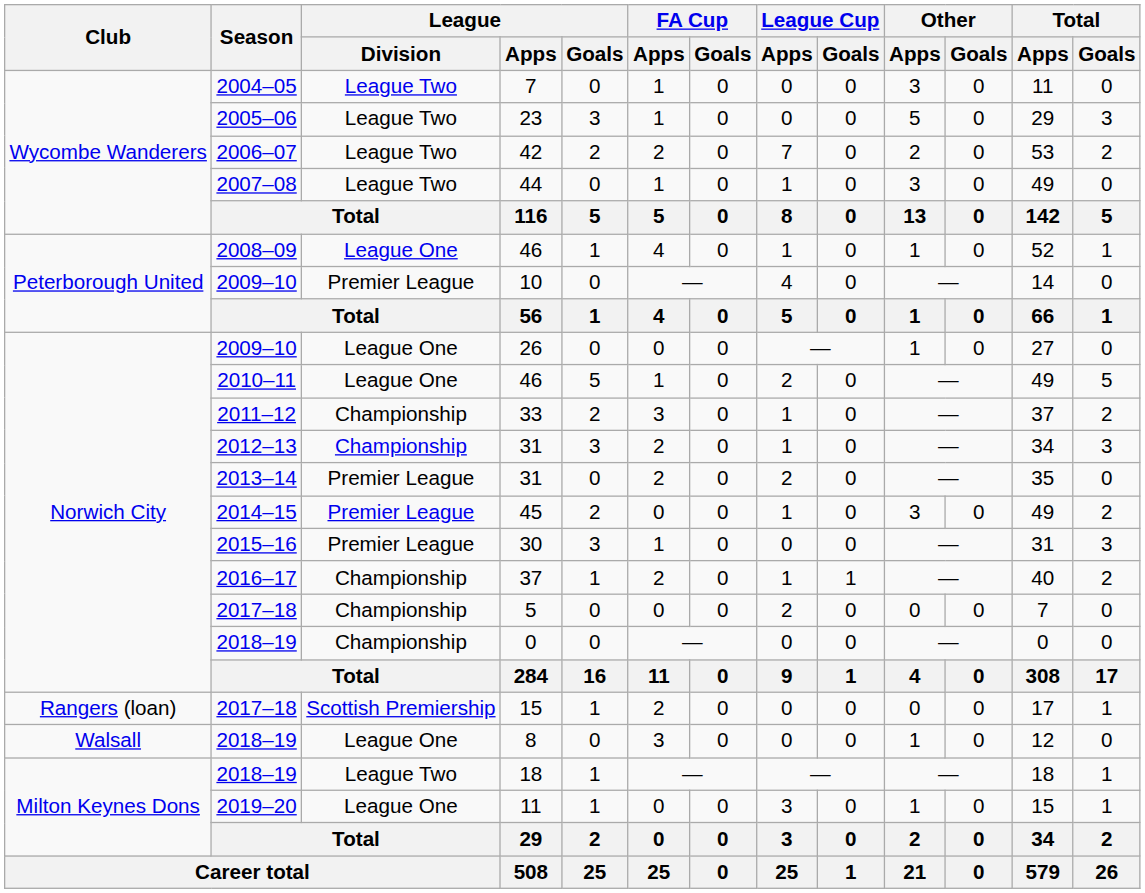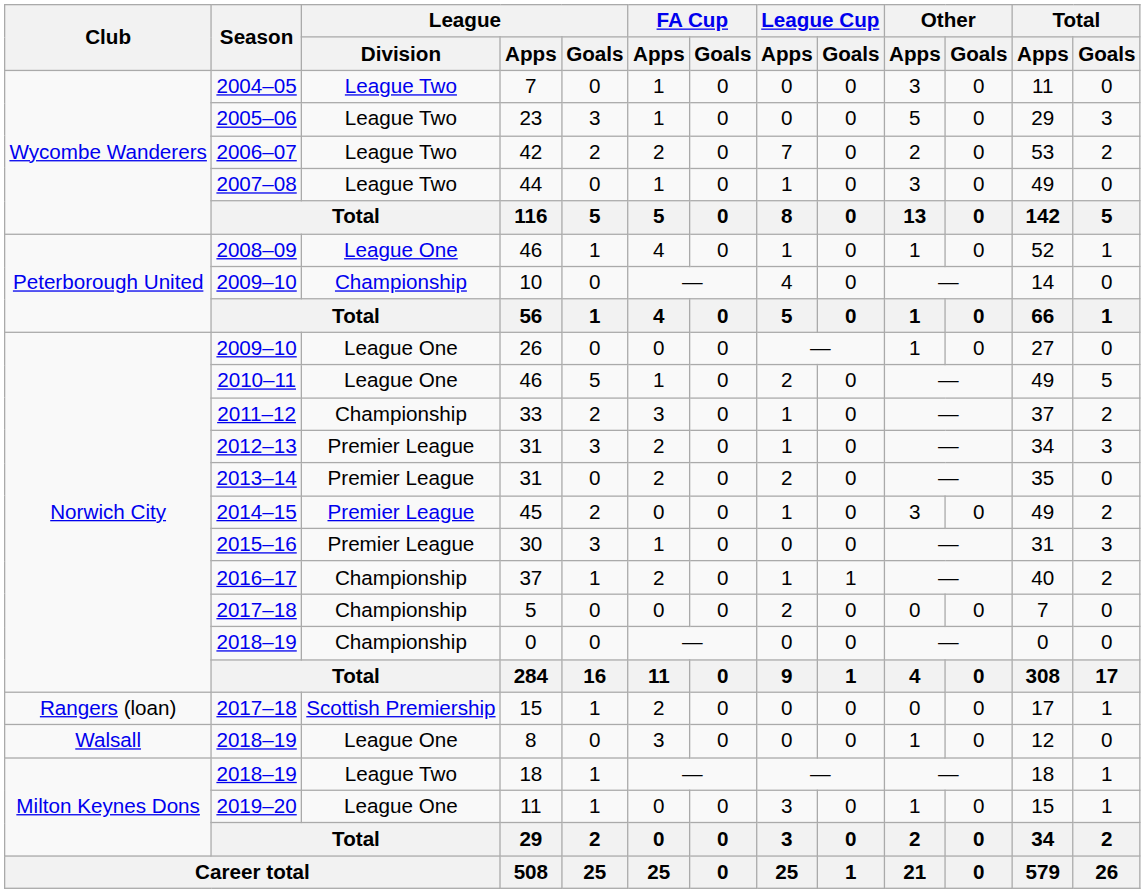(401, 282) Premier League -> (401, 282) Championship
(401, 446) Championship -> (401, 446) Premier League
